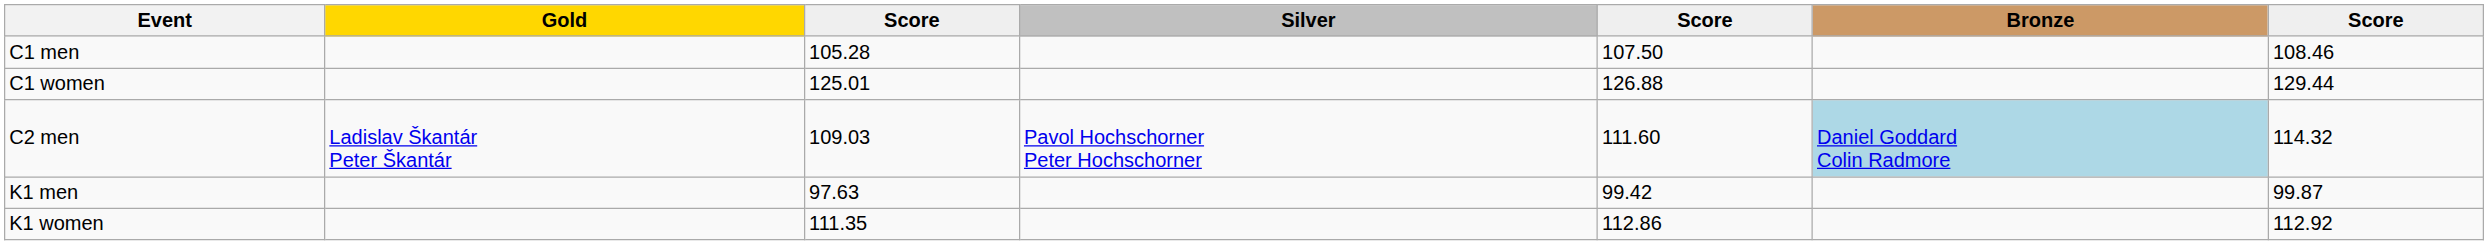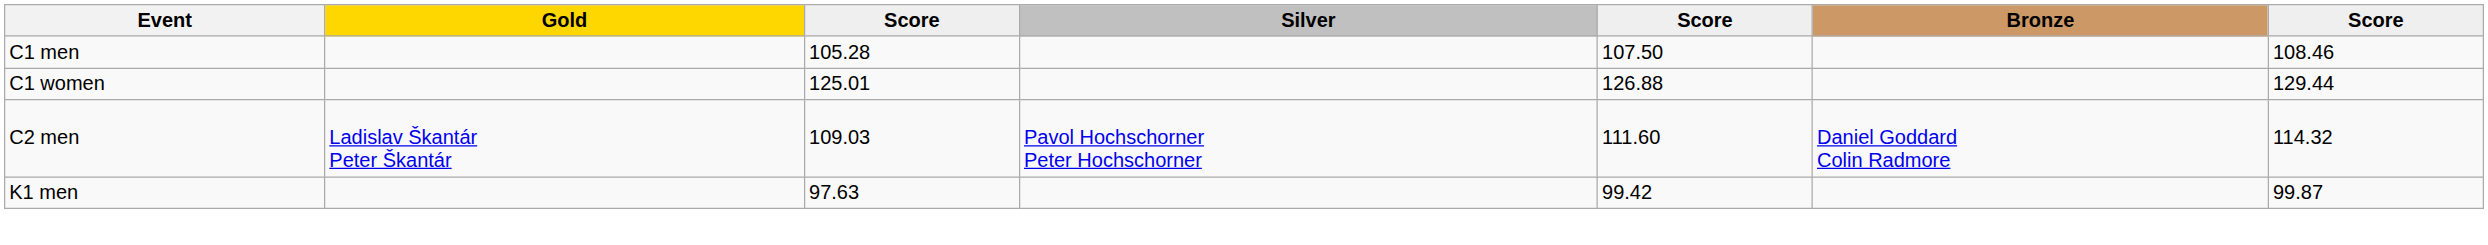(1887, 149) lightblue background -> (1887, 149) no background
- row: (56, 223)
